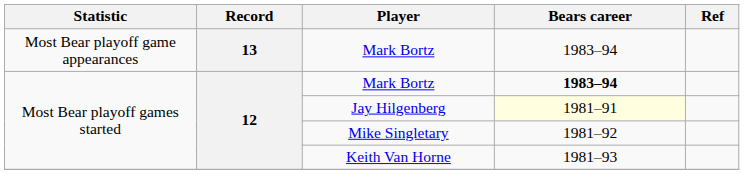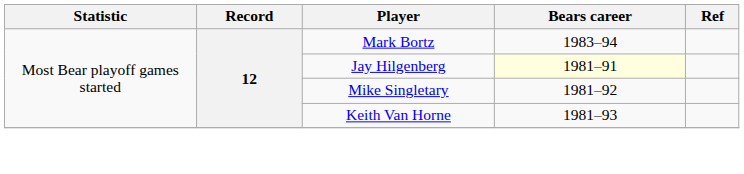- row: (100, 50)
(590, 83) bold -> (590, 41) normal
